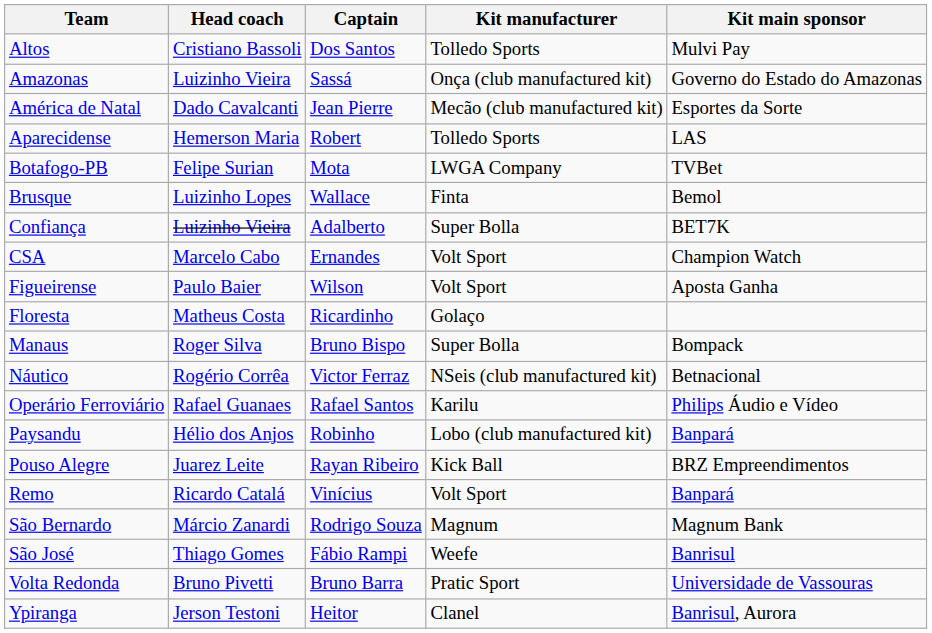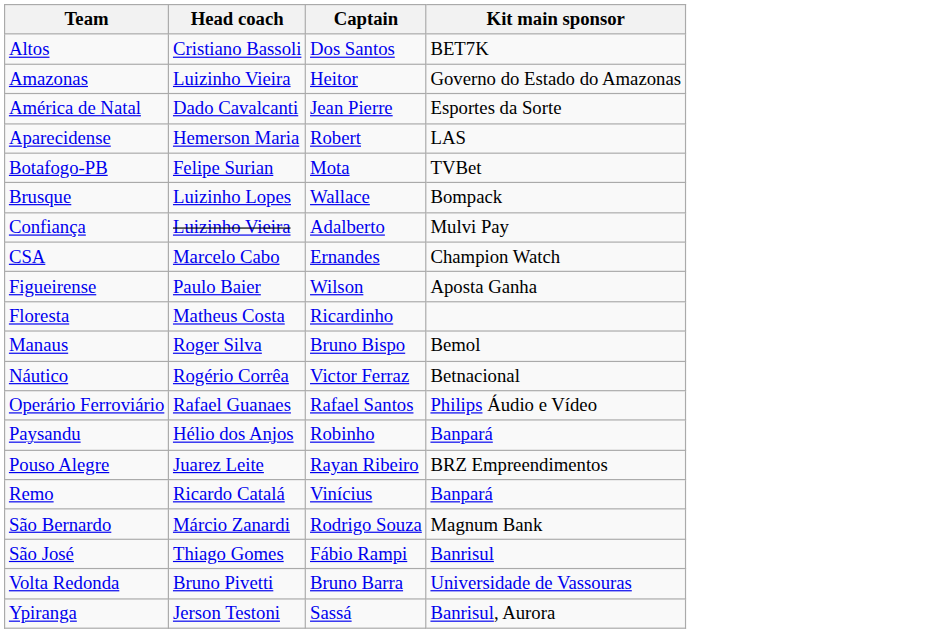- column: (547, 19)
(711, 49) Mulvi Pay -> (460, 49) BET7K
(331, 78) Sassá -> (334, 78) Heitor
(696, 197) Bemol -> (466, 197) Bompack
(701, 227) BET7K -> (470, 227) Mulvi Pay
(707, 345) Bompack -> (455, 345) Bemol
(334, 613) Heitor -> (331, 613) Sassá
